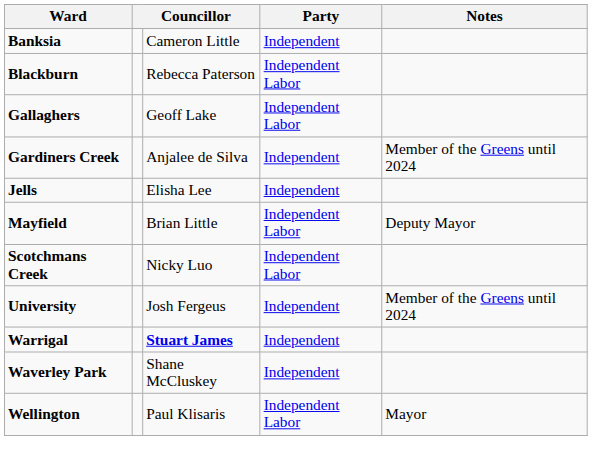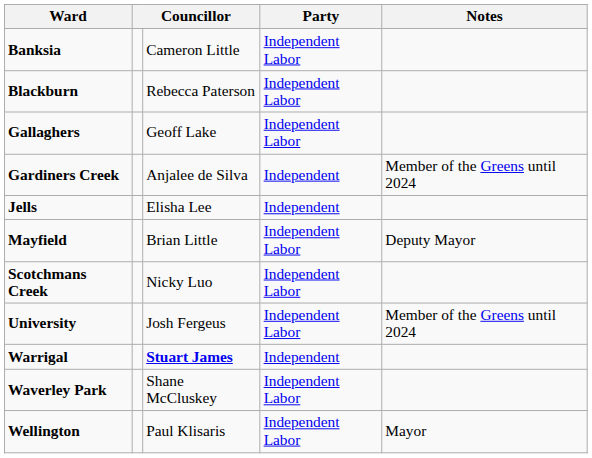(302, 41) Independent -> (302, 49) Independent Labor
(302, 306) Independent -> (302, 323) Independent Labor
(302, 372) Independent -> (302, 389) Independent Labor
